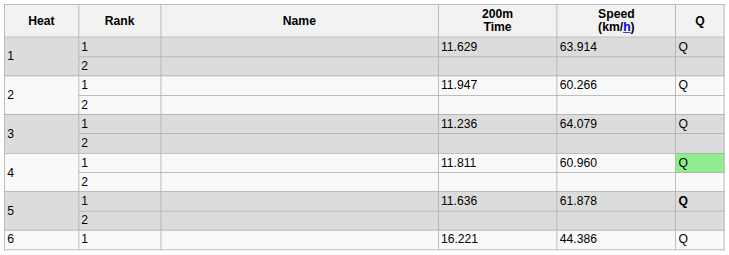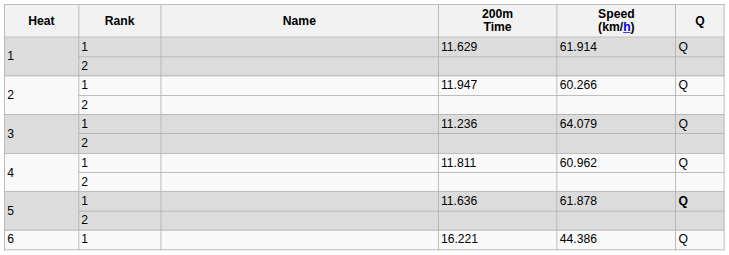(578, 47) 63.914 -> (578, 47) 61.914
(578, 162) 60.960 -> (578, 162) 60.962
(683, 162) lightgreen background -> (683, 162) no background
